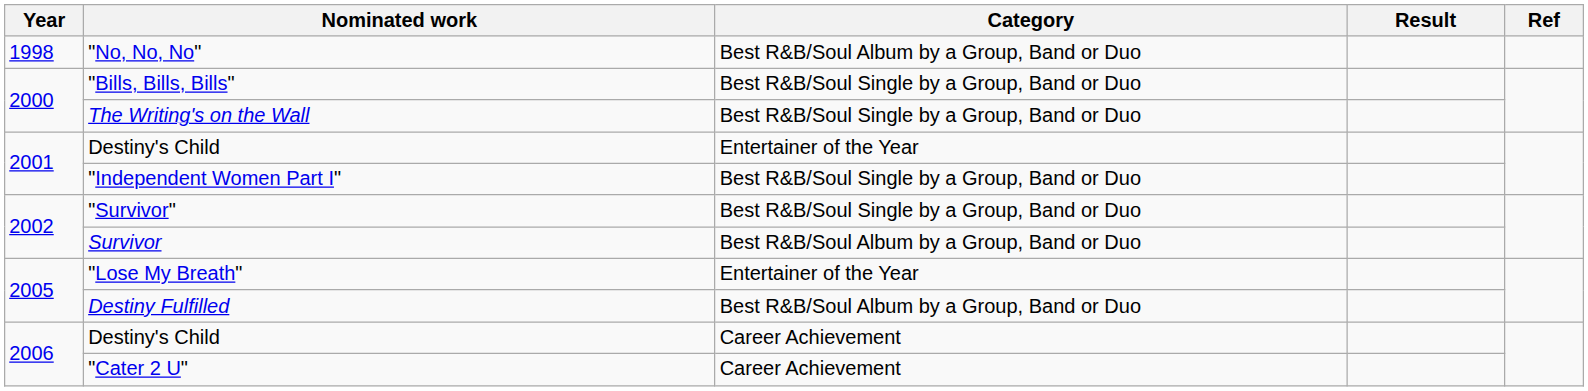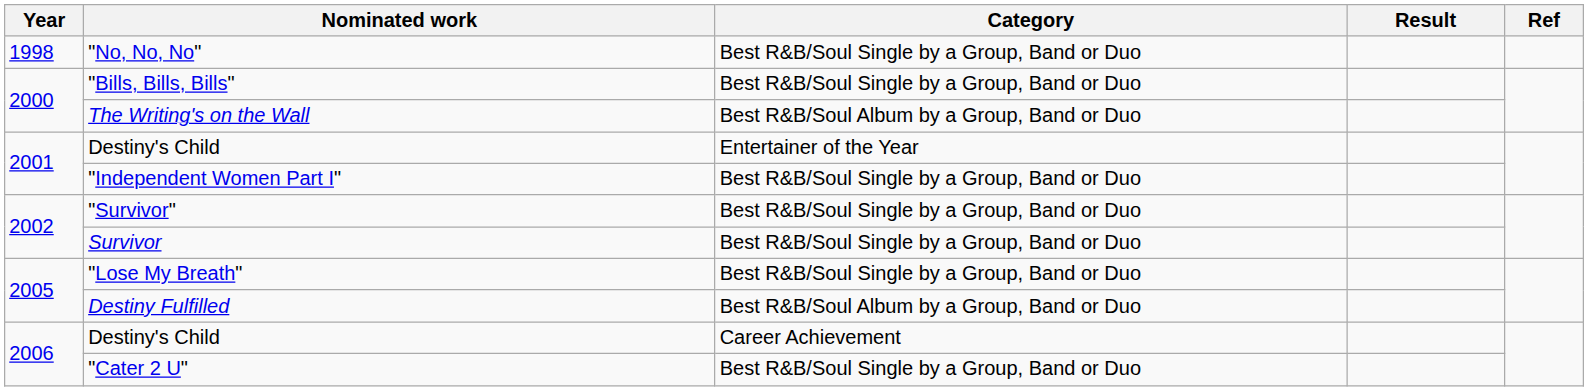(930, 52) Best R&B/Soul Album by a Group, Band or Duo -> (930, 52) Best R&B/Soul Single by a Group, Band or Duo
(930, 115) Best R&B/Soul Single by a Group, Band or Duo -> (930, 115) Best R&B/Soul Album by a Group, Band or Duo
(930, 242) Best R&B/Soul Album by a Group, Band or Duo -> (930, 242) Best R&B/Soul Single by a Group, Band or Duo
(819, 274) Entertainer of the Year -> (930, 274) Best R&B/Soul Single by a Group, Band or Duo
(810, 369) Career Achievement -> (930, 369) Best R&B/Soul Single by a Group, Band or Duo
